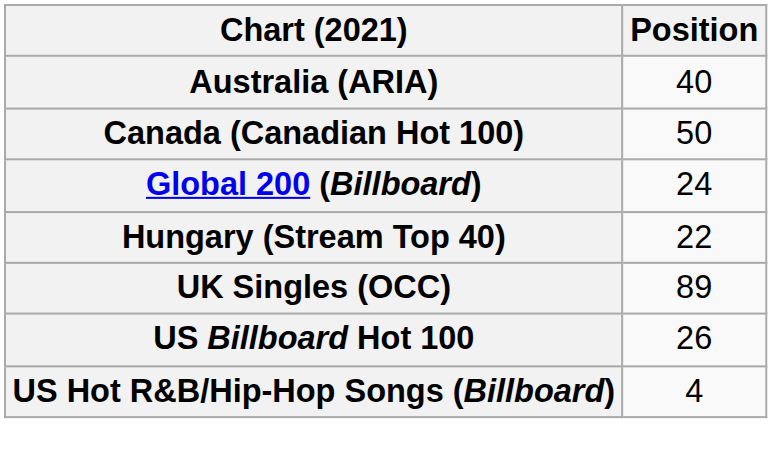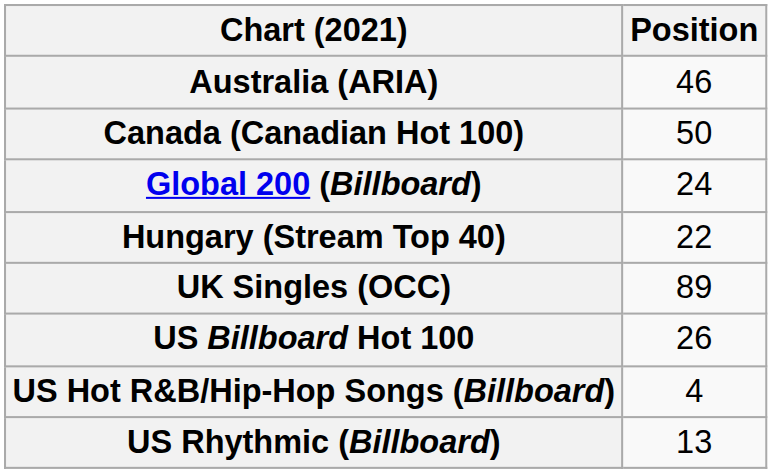(694, 81) 40 -> (694, 81) 46
+ row: (314, 442)
